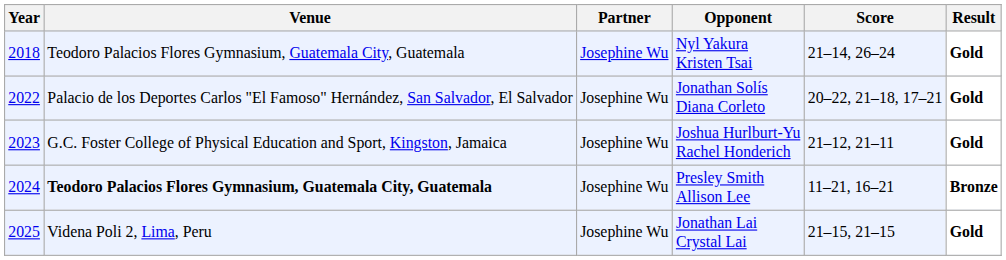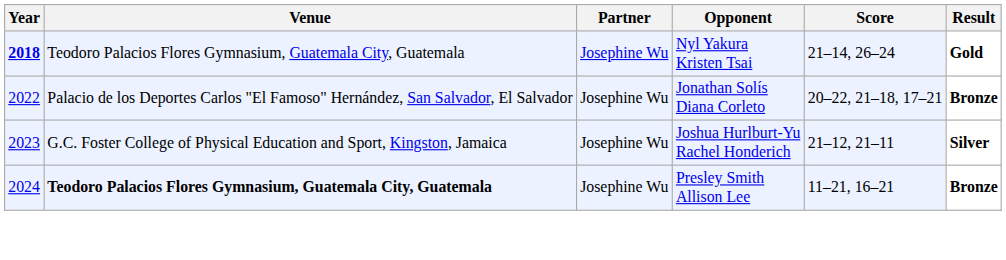(24, 53) normal -> (24, 53) bold
(966, 98) Gold -> (974, 98) Bronze
(966, 143) Gold -> (970, 143) Silver
- row: (717, 232)
